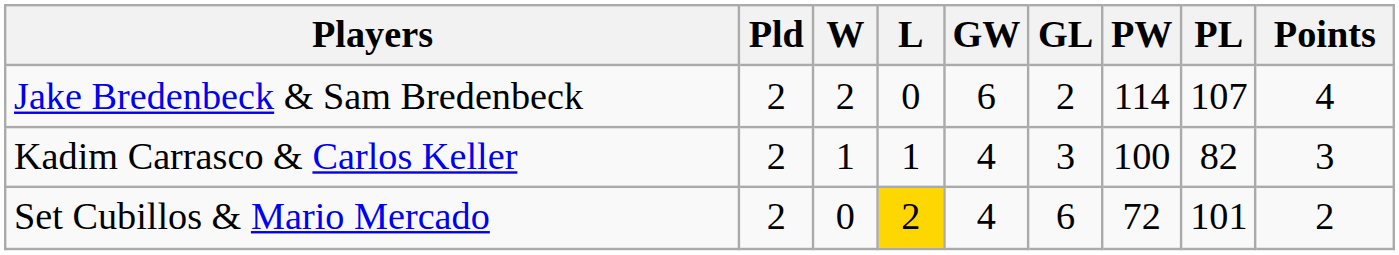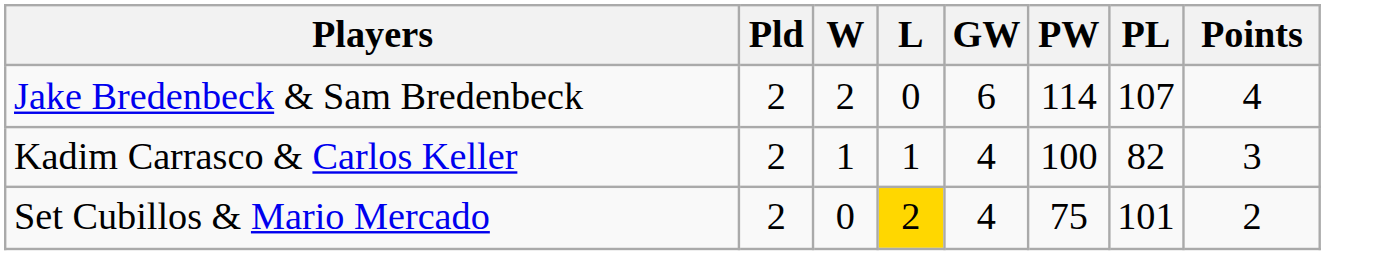- column: (1066, 34)
(1142, 216) 72 -> (1069, 216) 75
